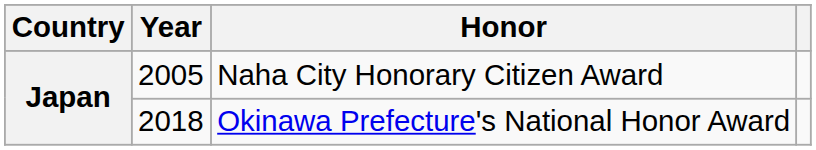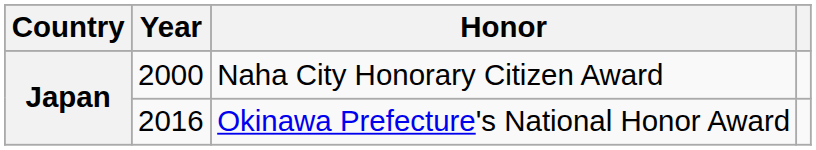(171, 74) 2005 -> (171, 74) 2000
(171, 121) 2018 -> (171, 121) 2016
